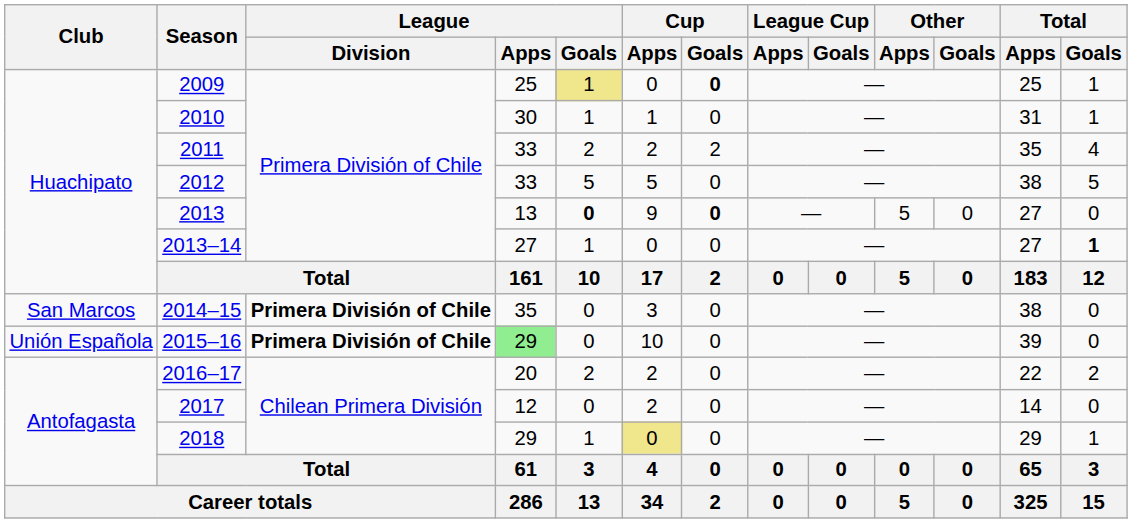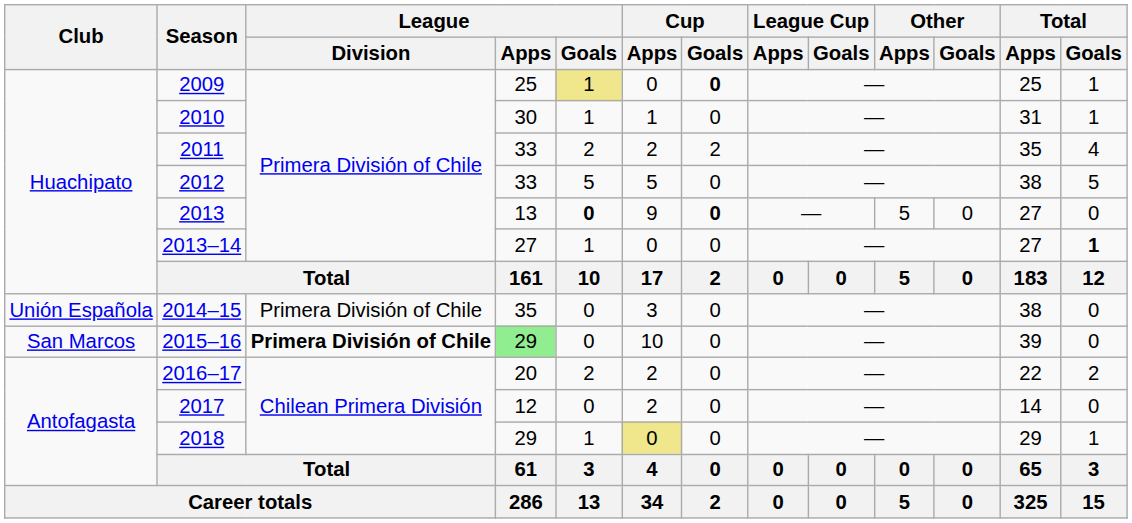(81, 310) San Marcos -> (81, 310) Unión Española
(371, 310) bold -> (371, 310) normal
(81, 342) Unión Española -> (81, 342) San Marcos
